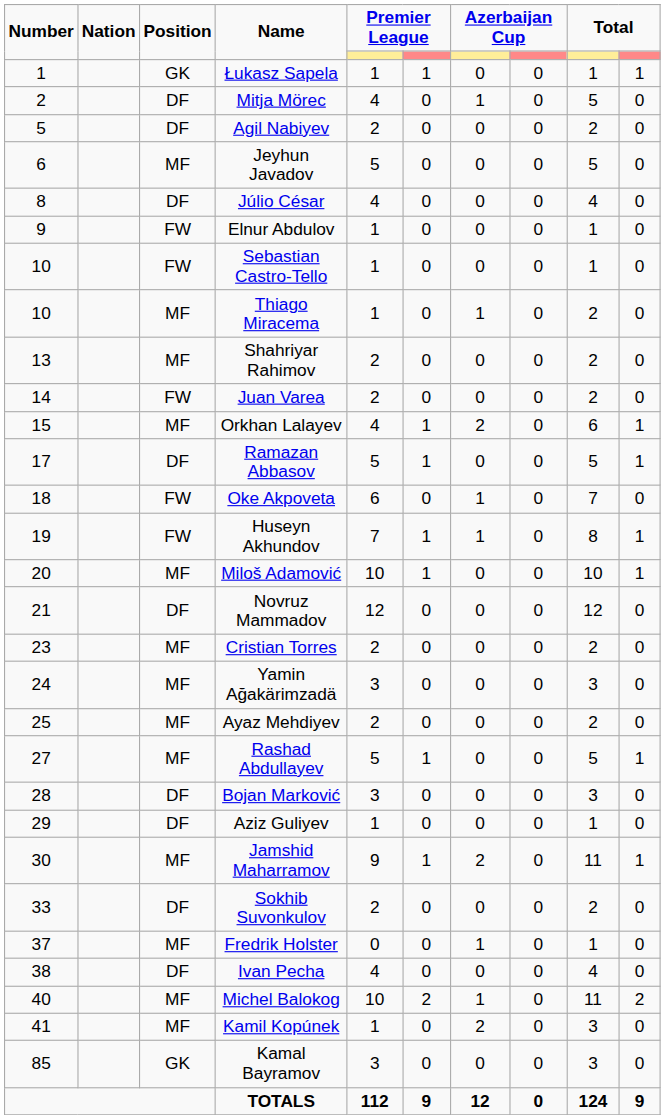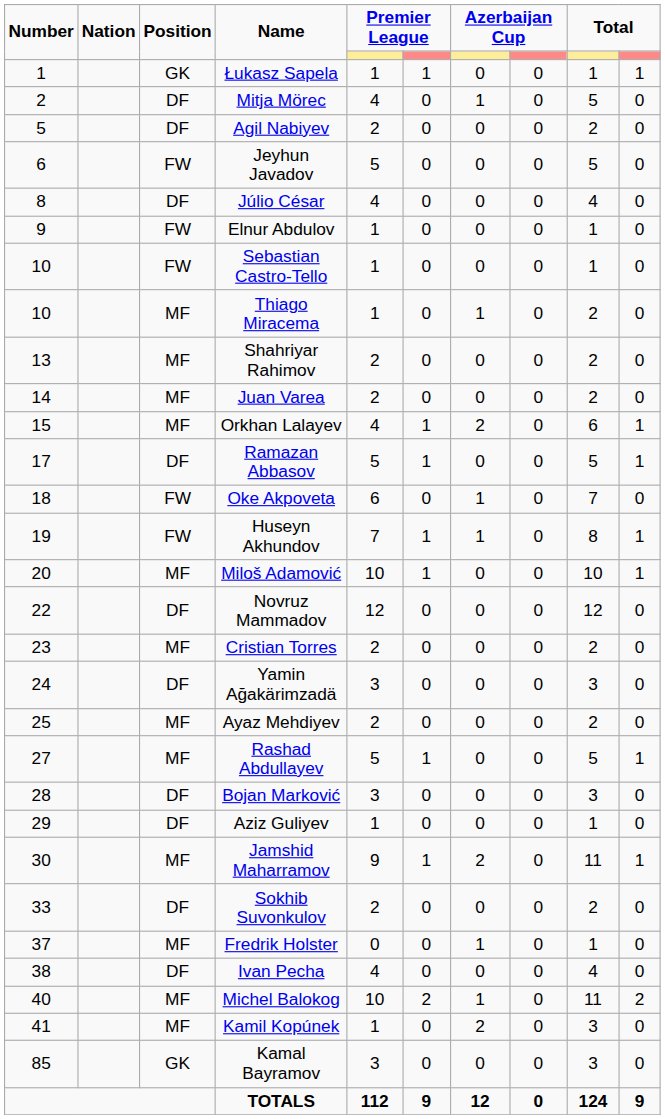(178, 164) MF -> (178, 164) FW
(178, 397) FW -> (178, 397) MF
(41, 610) 21 -> (41, 610) 22
(178, 684) MF -> (178, 684) DF
